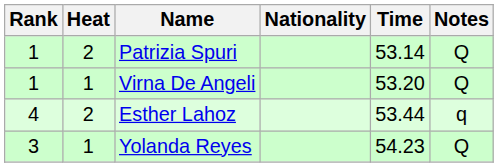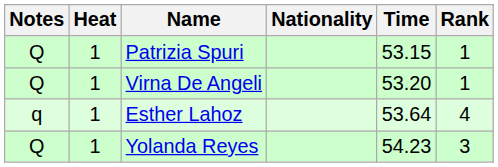columns swapped: (33, 20) <-> (461, 20)
(88, 51) 2 -> (95, 51) 1
(400, 51) 53.14 -> (407, 51) 53.15
(88, 114) 2 -> (95, 114) 1
(400, 114) 53.44 -> (407, 114) 53.64
